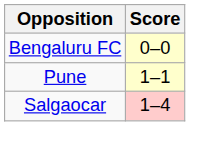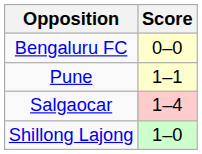+ row: (71, 134)
